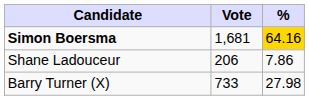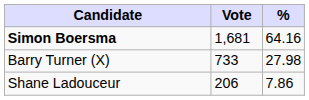(283, 38) gold background -> (283, 38) no background
rows swapped: (59, 83) <-> (64, 60)
